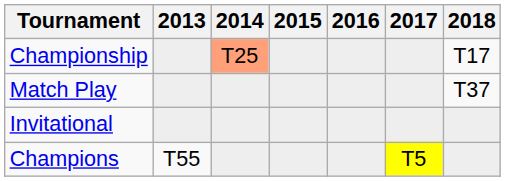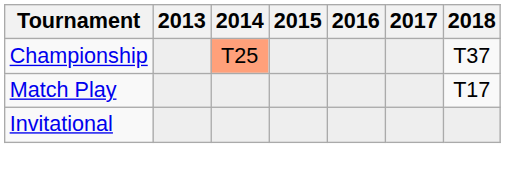(472, 55) T17 -> (472, 55) T37
(472, 90) T37 -> (472, 90) T17
- row: (64, 158)
